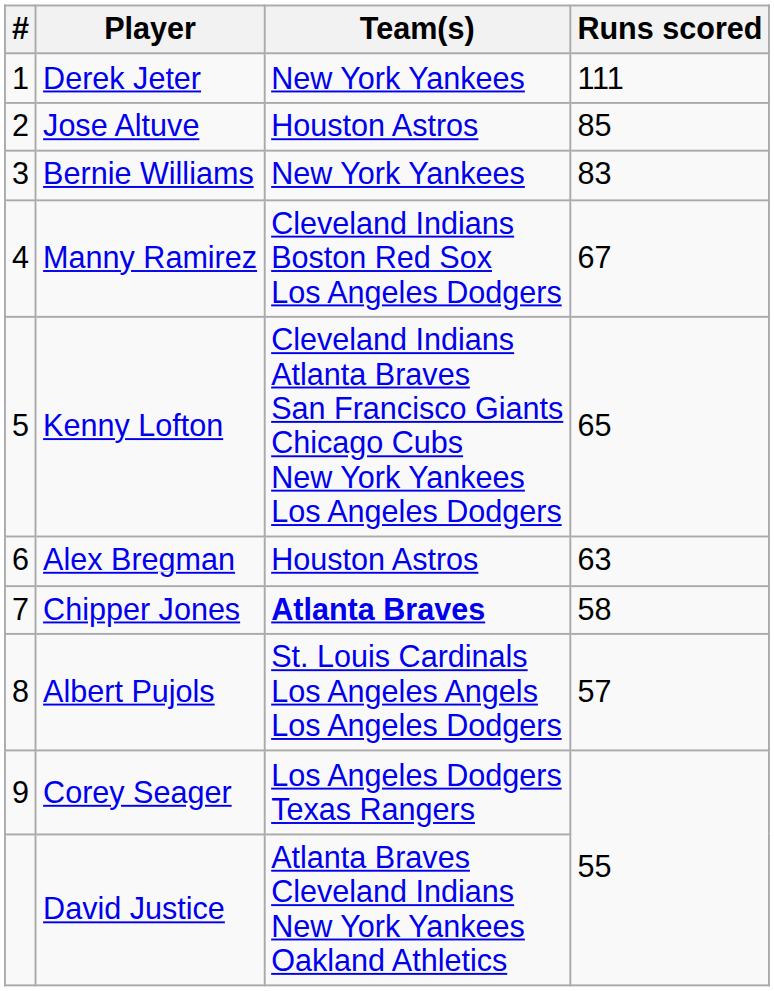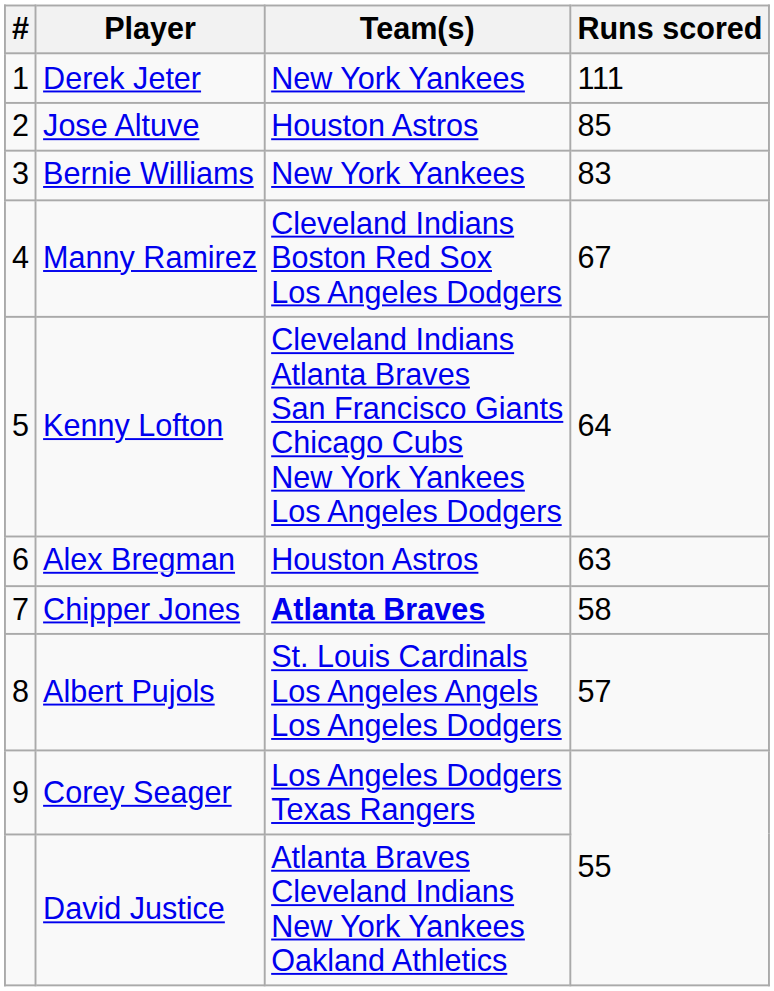(594, 426) 65 -> (594, 426) 64
